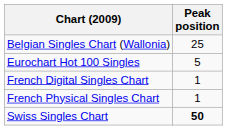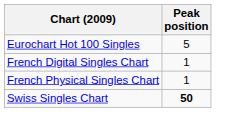- row: (89, 44)
